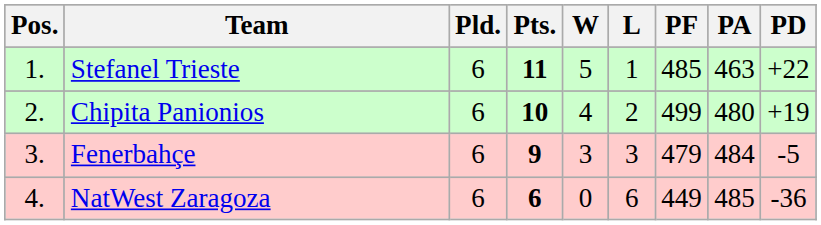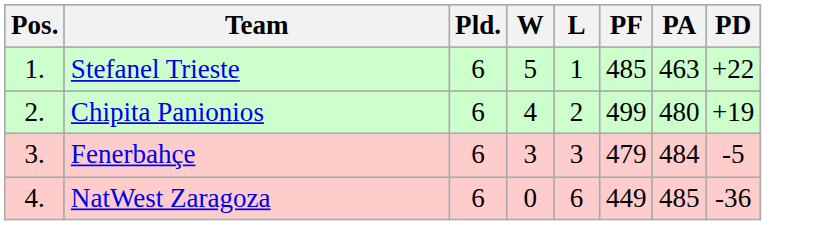- column: (535, 25)
